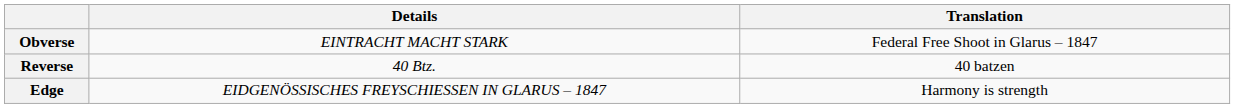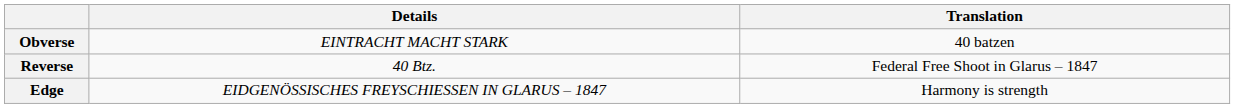(985, 41) Federal Free Shoot in Glarus – 1847 -> (985, 41) 40 batzen
(985, 66) 40 batzen -> (985, 66) Federal Free Shoot in Glarus – 1847
